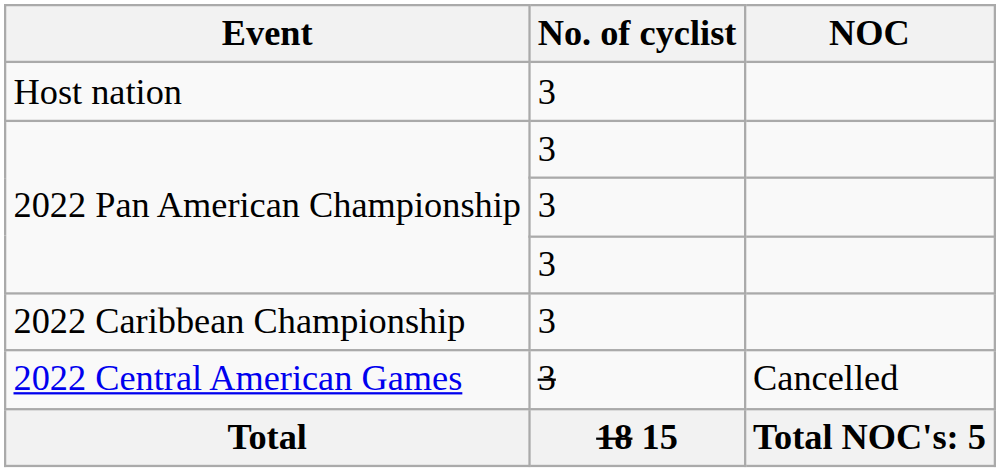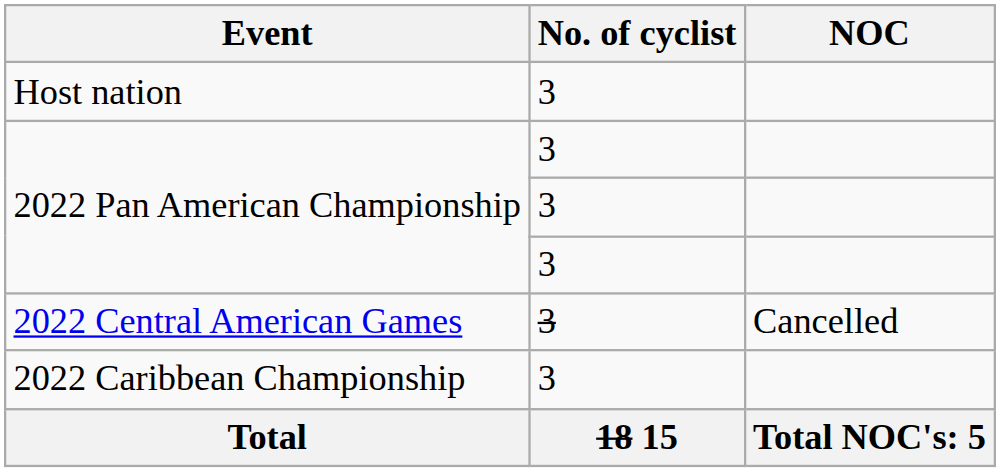rows swapped: (239, 321) <-> (238, 378)
